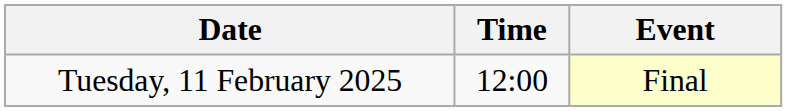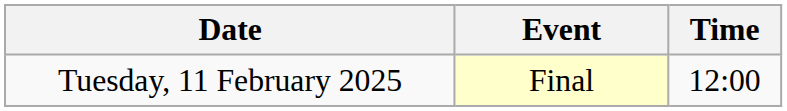columns swapped: (512, 29) <-> (675, 29)
